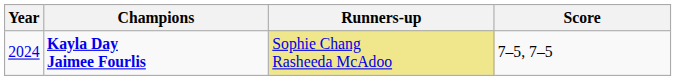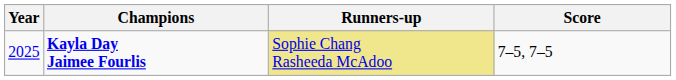(24, 52) 2024 -> (24, 52) 2025
